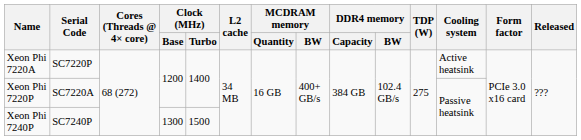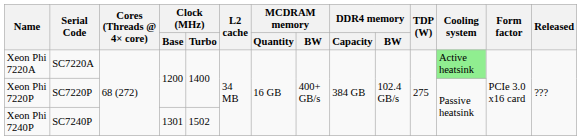(72, 64) SC7220P -> (73, 64) SC7220A
(456, 64) no background -> (456, 64) lightgreen background
(73, 92) SC7220A -> (72, 92) SC7220P
(172, 121) 1300 -> (172, 121) 1301
(199, 121) 1500 -> (199, 121) 1502
